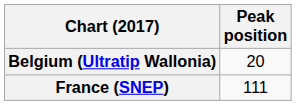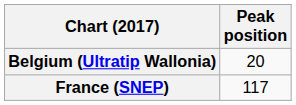(255, 87) 111 -> (255, 87) 117
